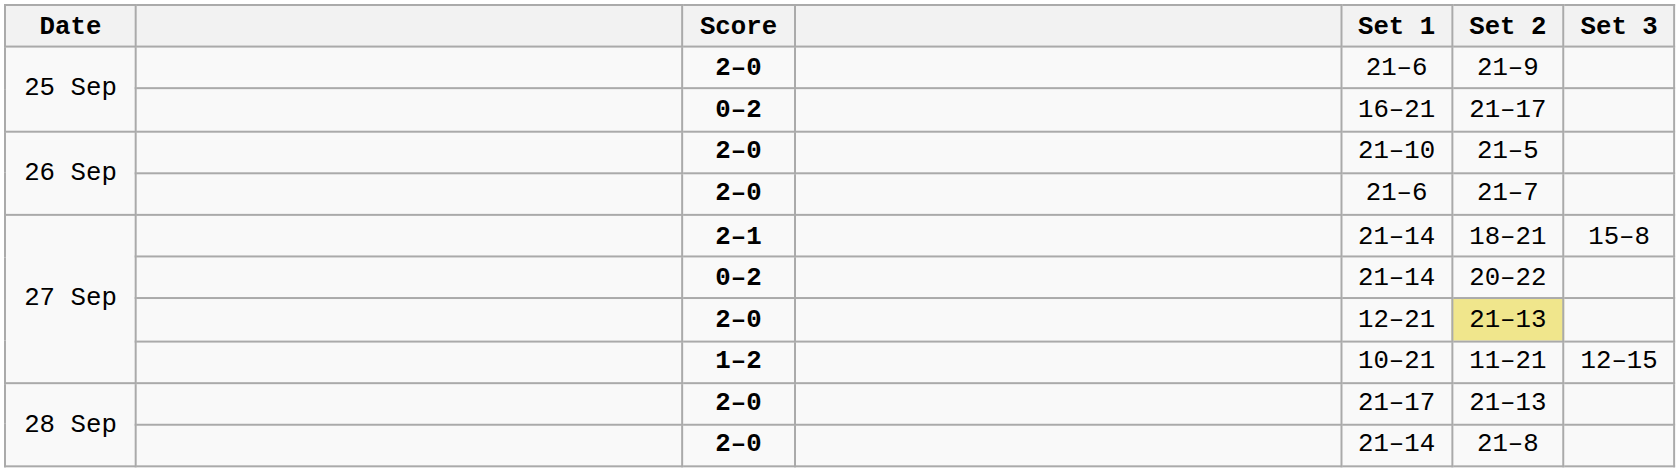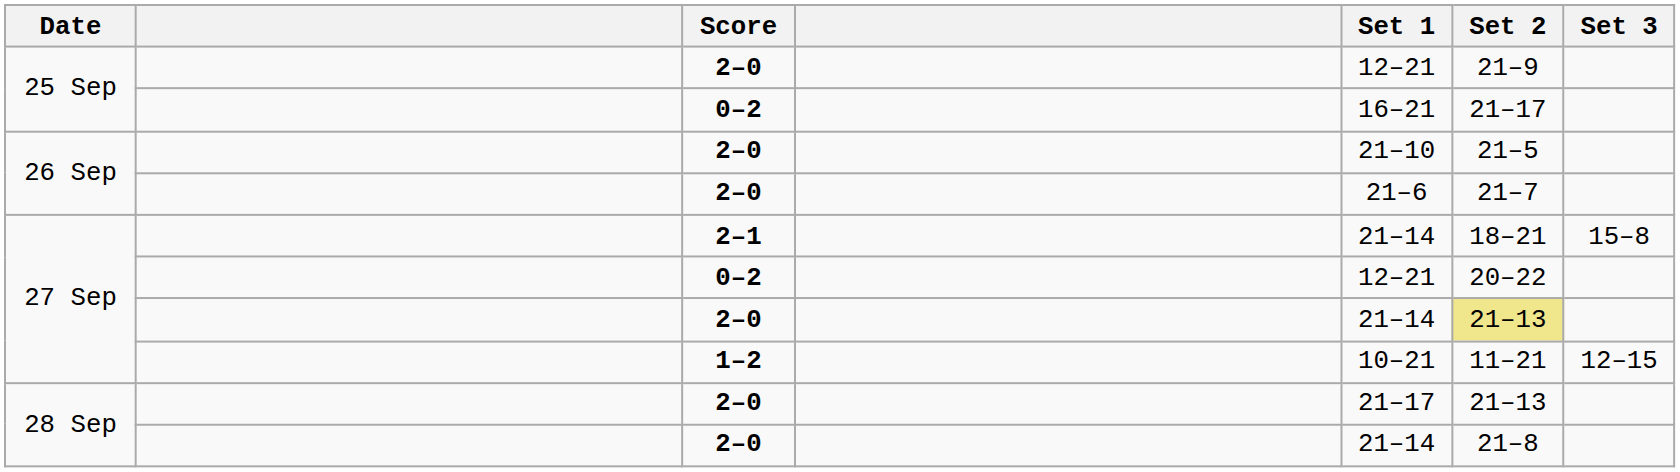(1397, 68) 21–6 -> (1397, 68) 12–21
(1397, 278) 21–14 -> (1397, 278) 12–21
(1397, 320) 12–21 -> (1397, 320) 21–14
